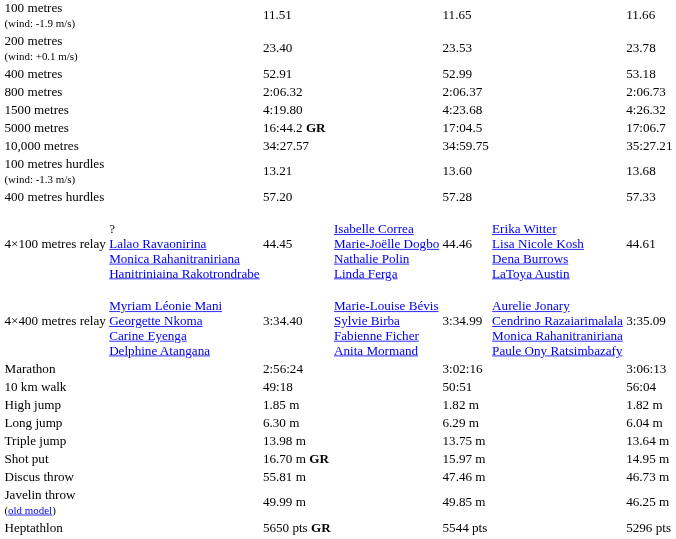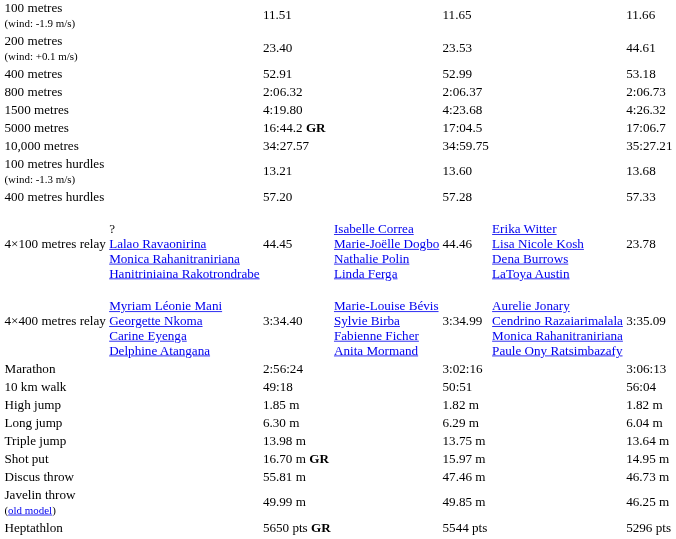(641, 48) 23.78 -> (641, 48) 44.61
(641, 244) 44.61 -> (641, 244) 23.78
